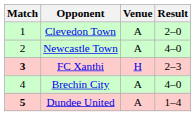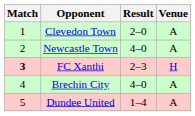columns swapped: (138, 13) <-> (173, 13)
(22, 102) bold -> (22, 102) normal
